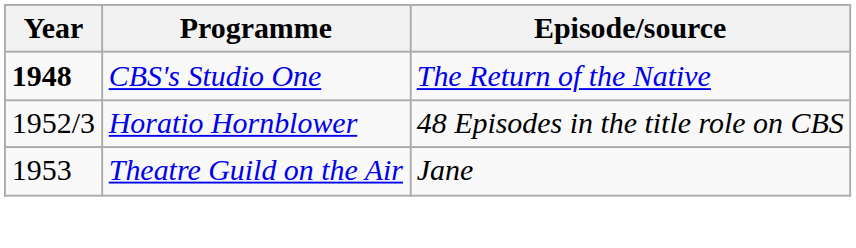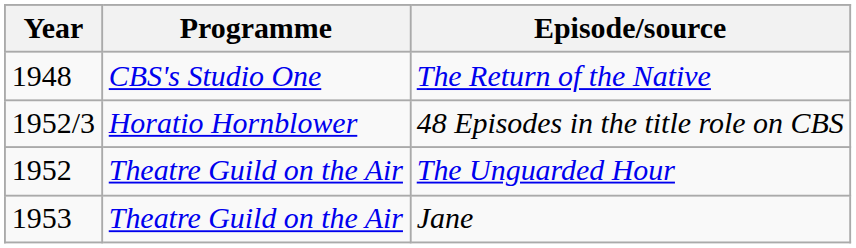(42, 75) bold -> (42, 75) normal
+ row: (546, 170)
